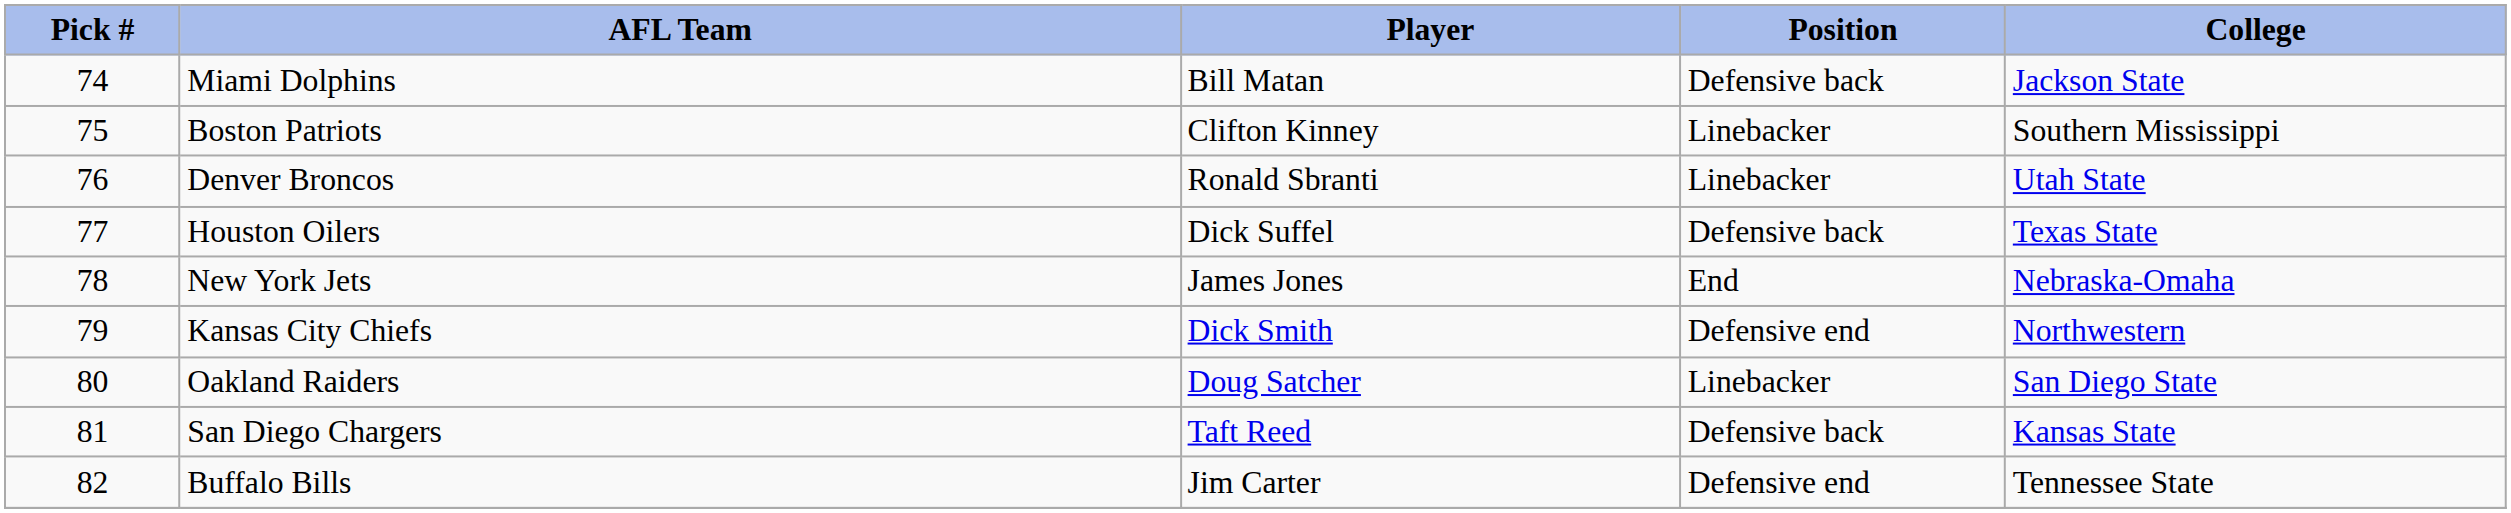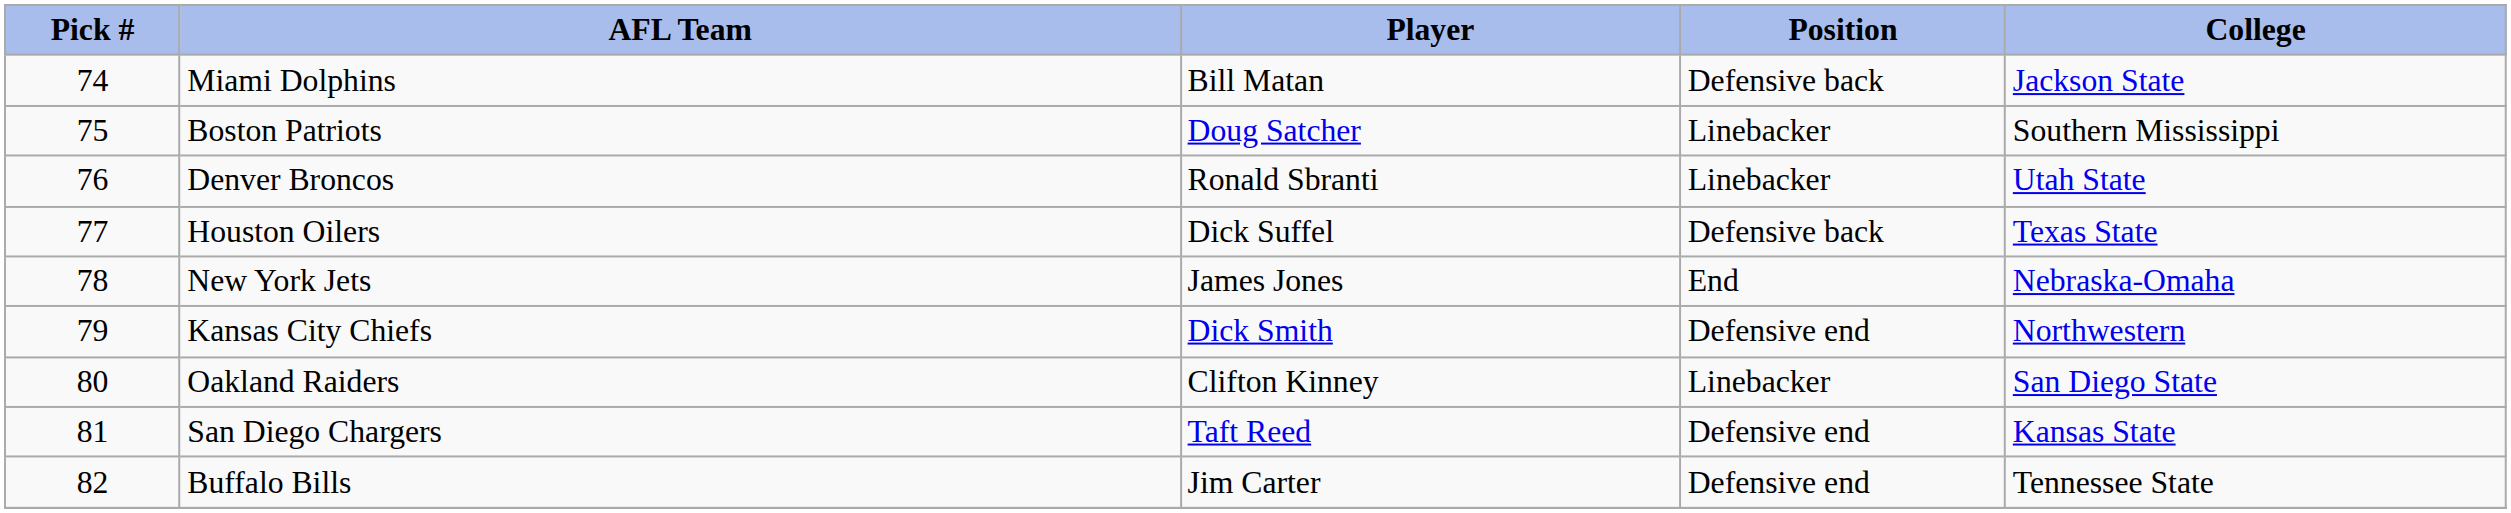(1283, 130) Clifton Kinney -> (1274, 130) Doug Satcher
(1274, 381) Doug Satcher -> (1283, 381) Clifton Kinney
(1786, 431) Defensive back -> (1779, 431) Defensive end
